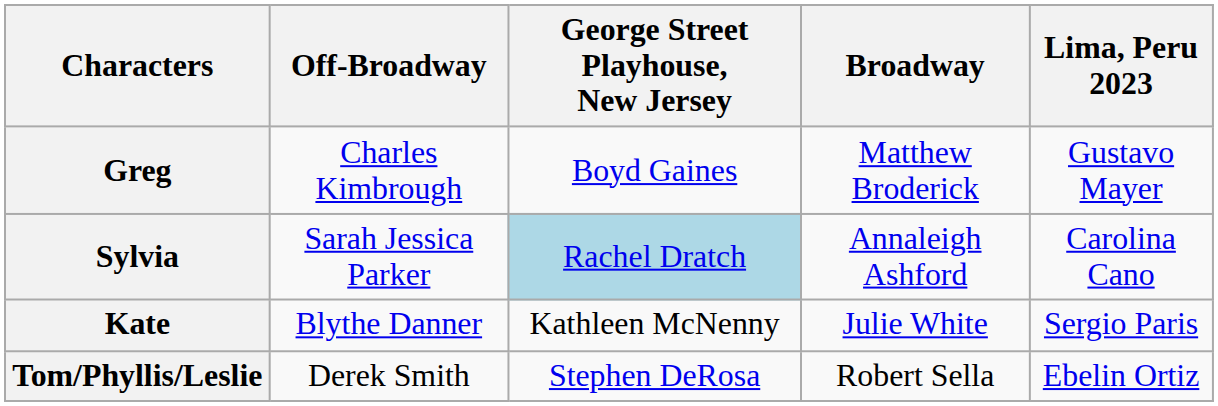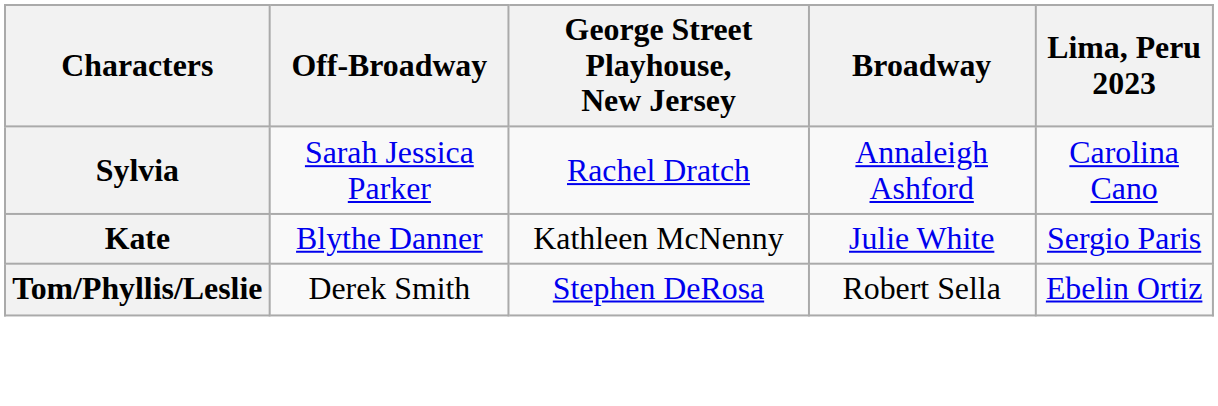- row: (137, 169)
(655, 256) lightblue background -> (658, 169) no background
